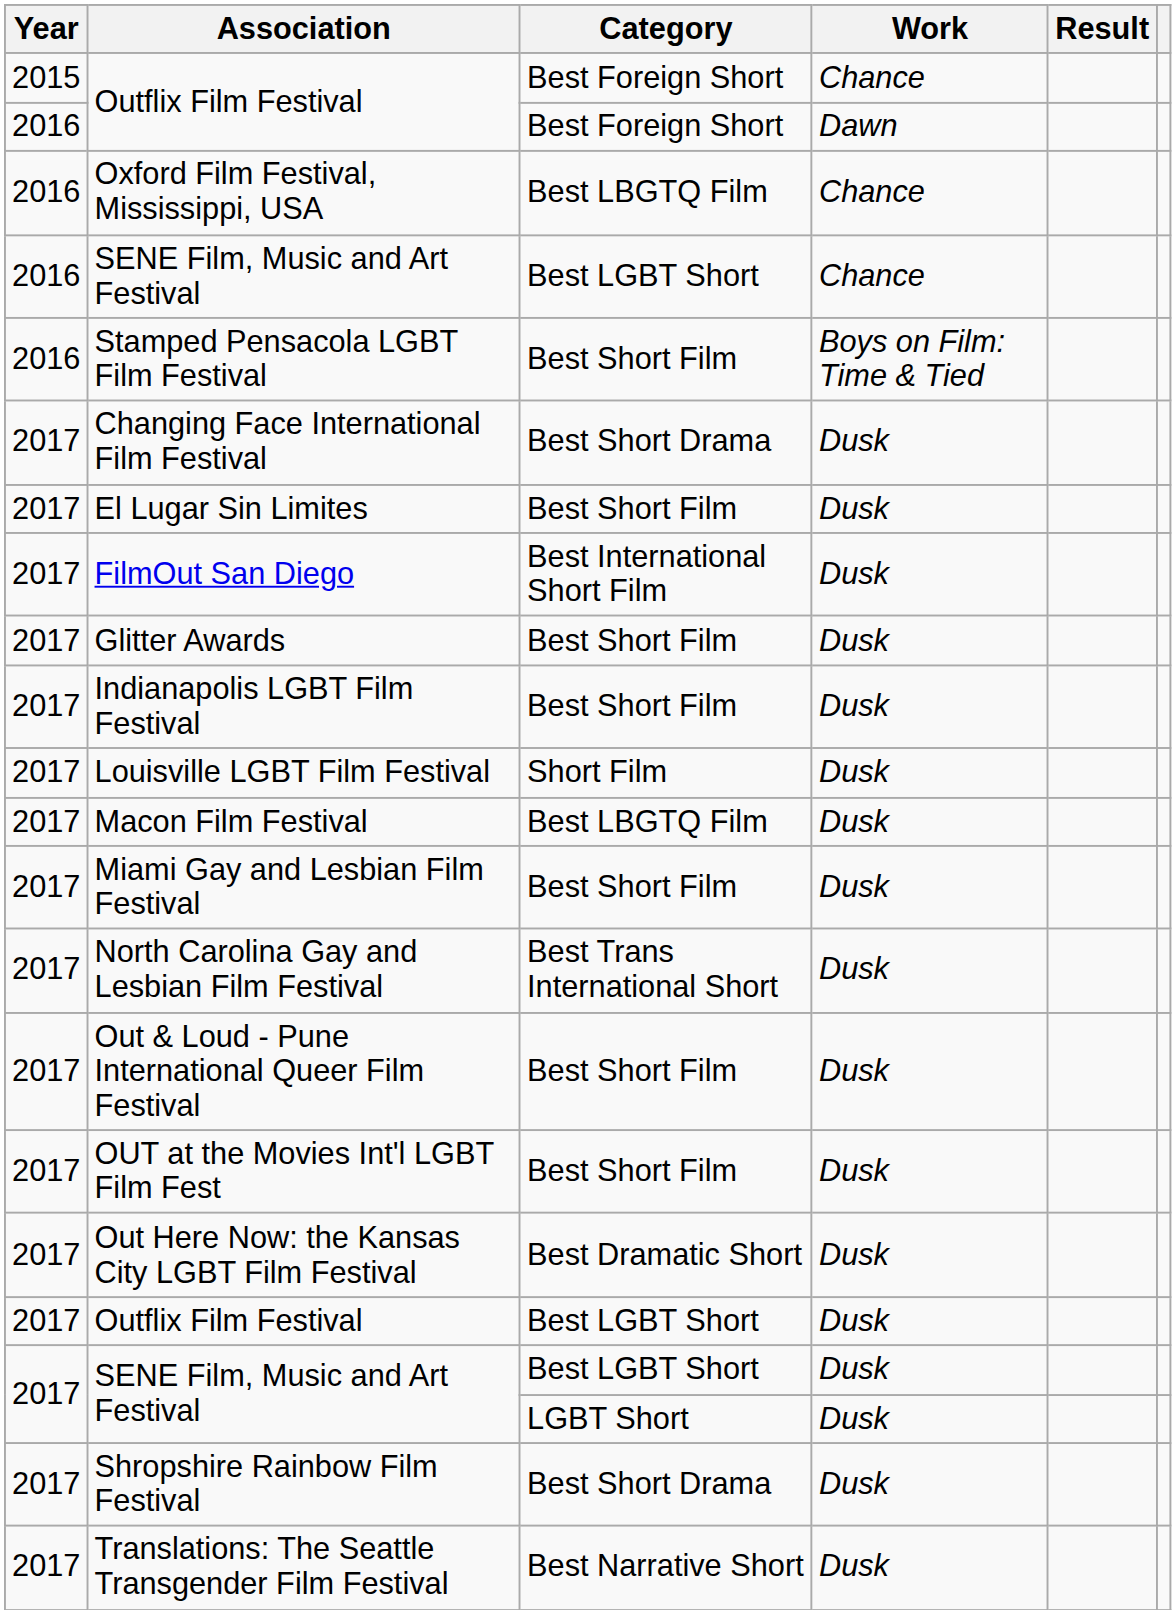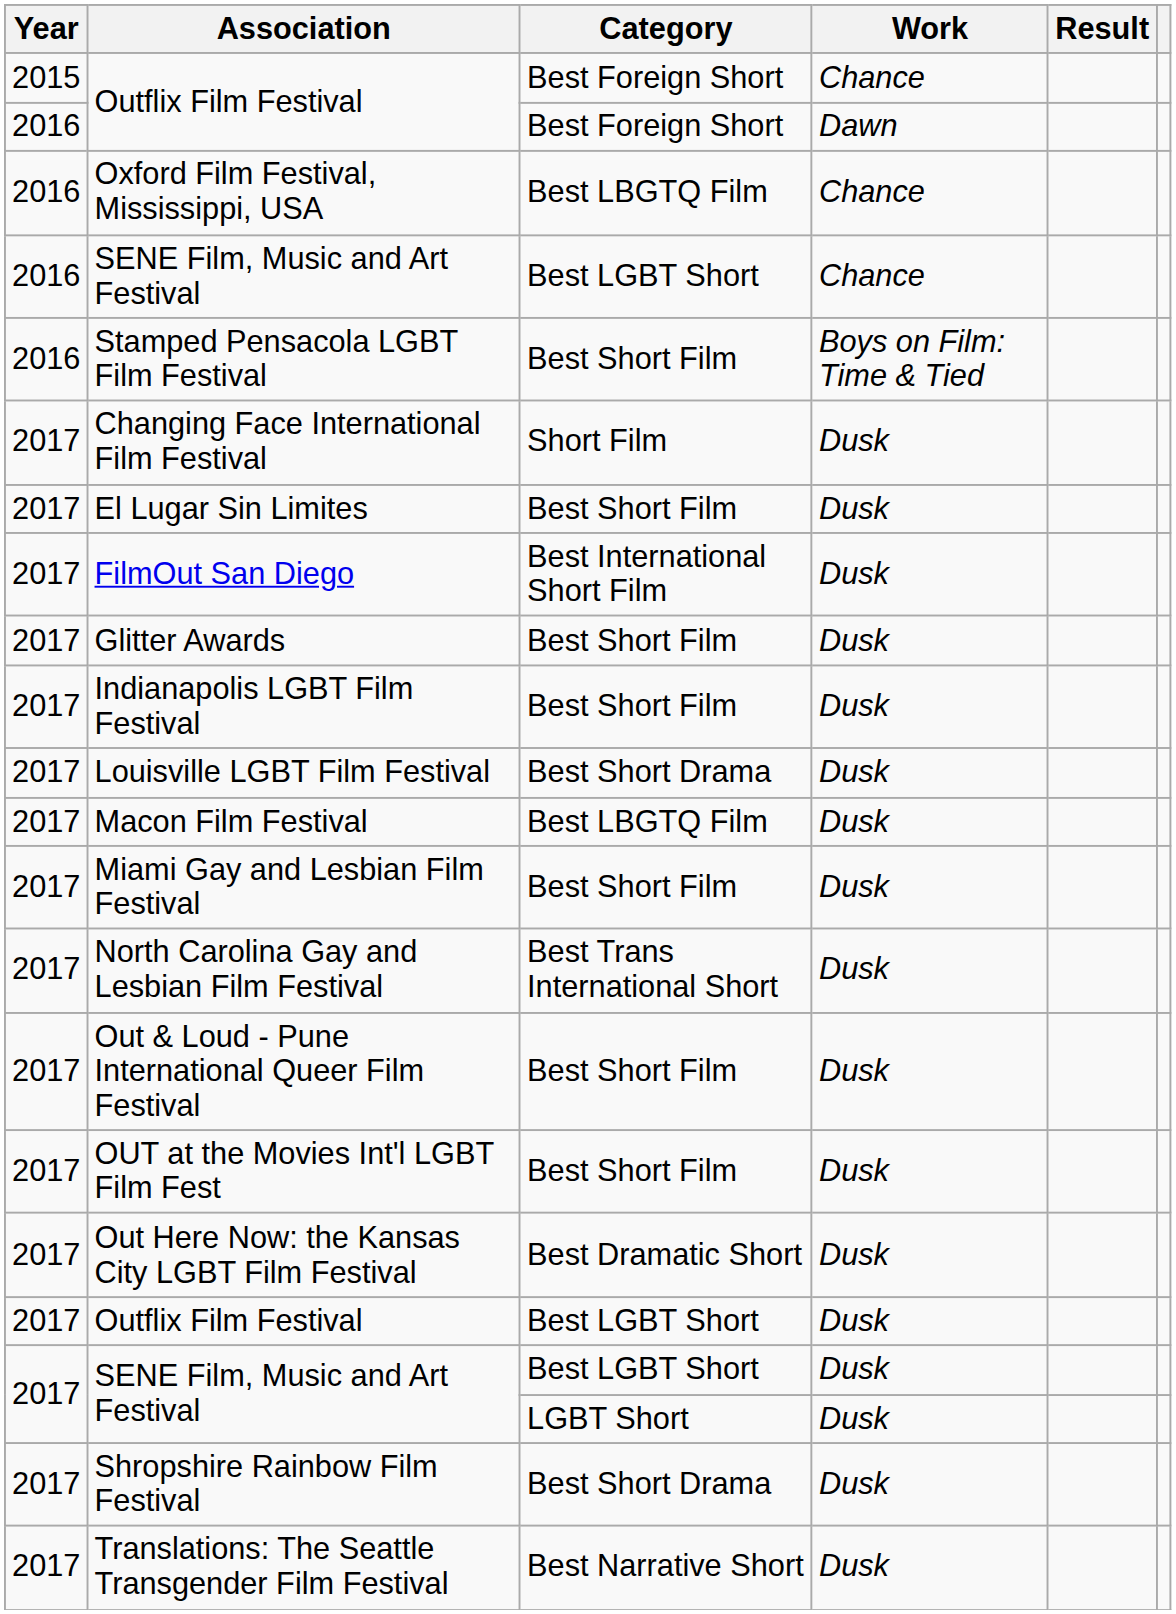(649, 442) Best Short Drama -> (597, 442) Short Film
(597, 772) Short Film -> (649, 772) Best Short Drama
